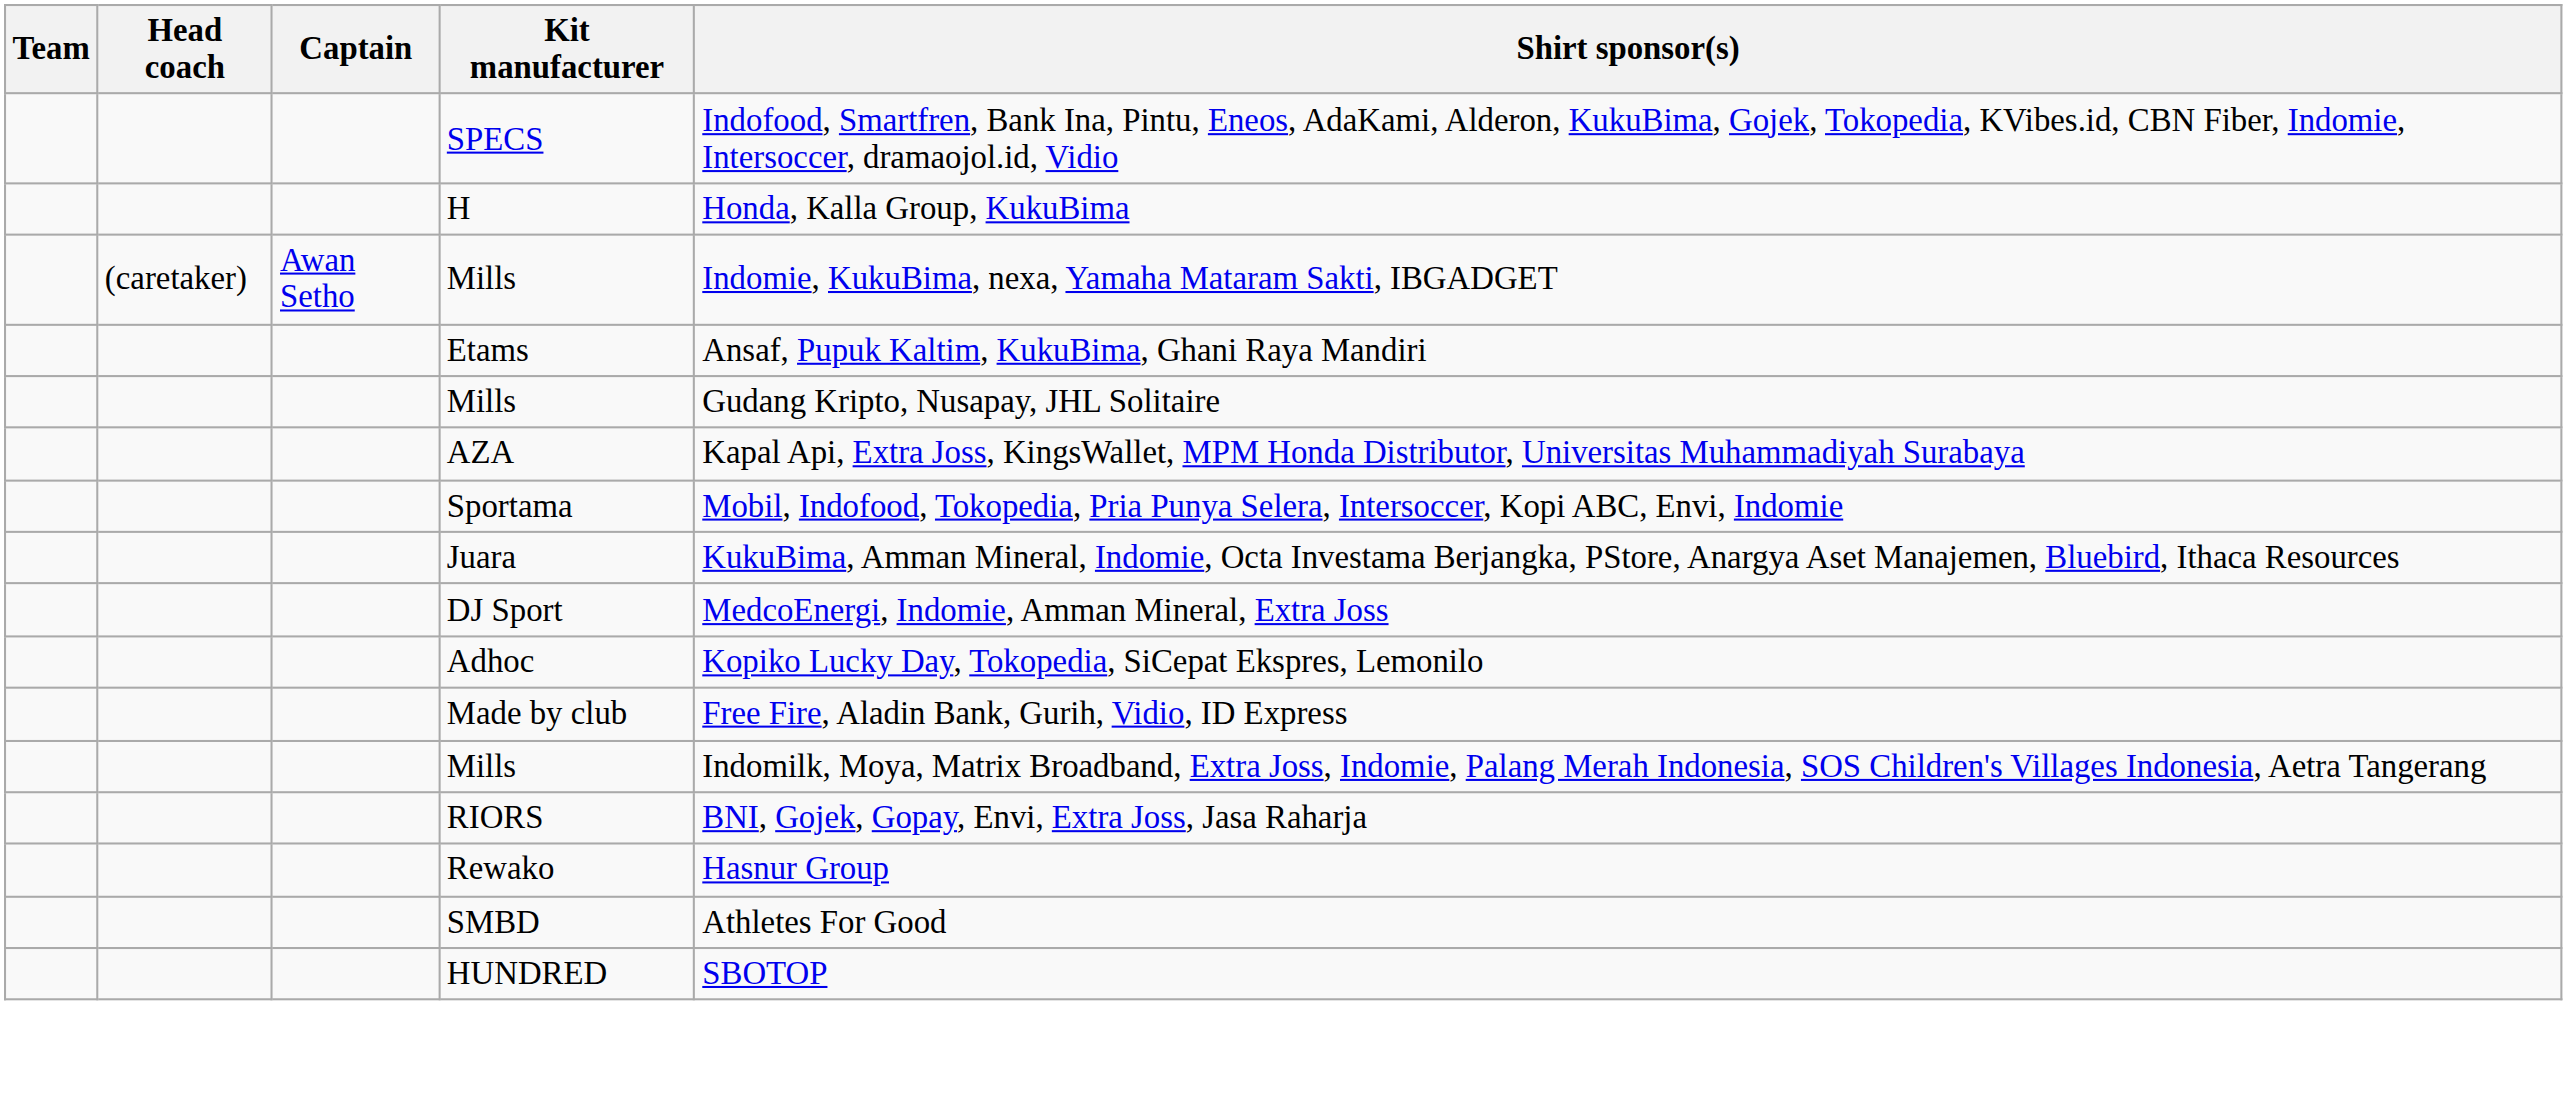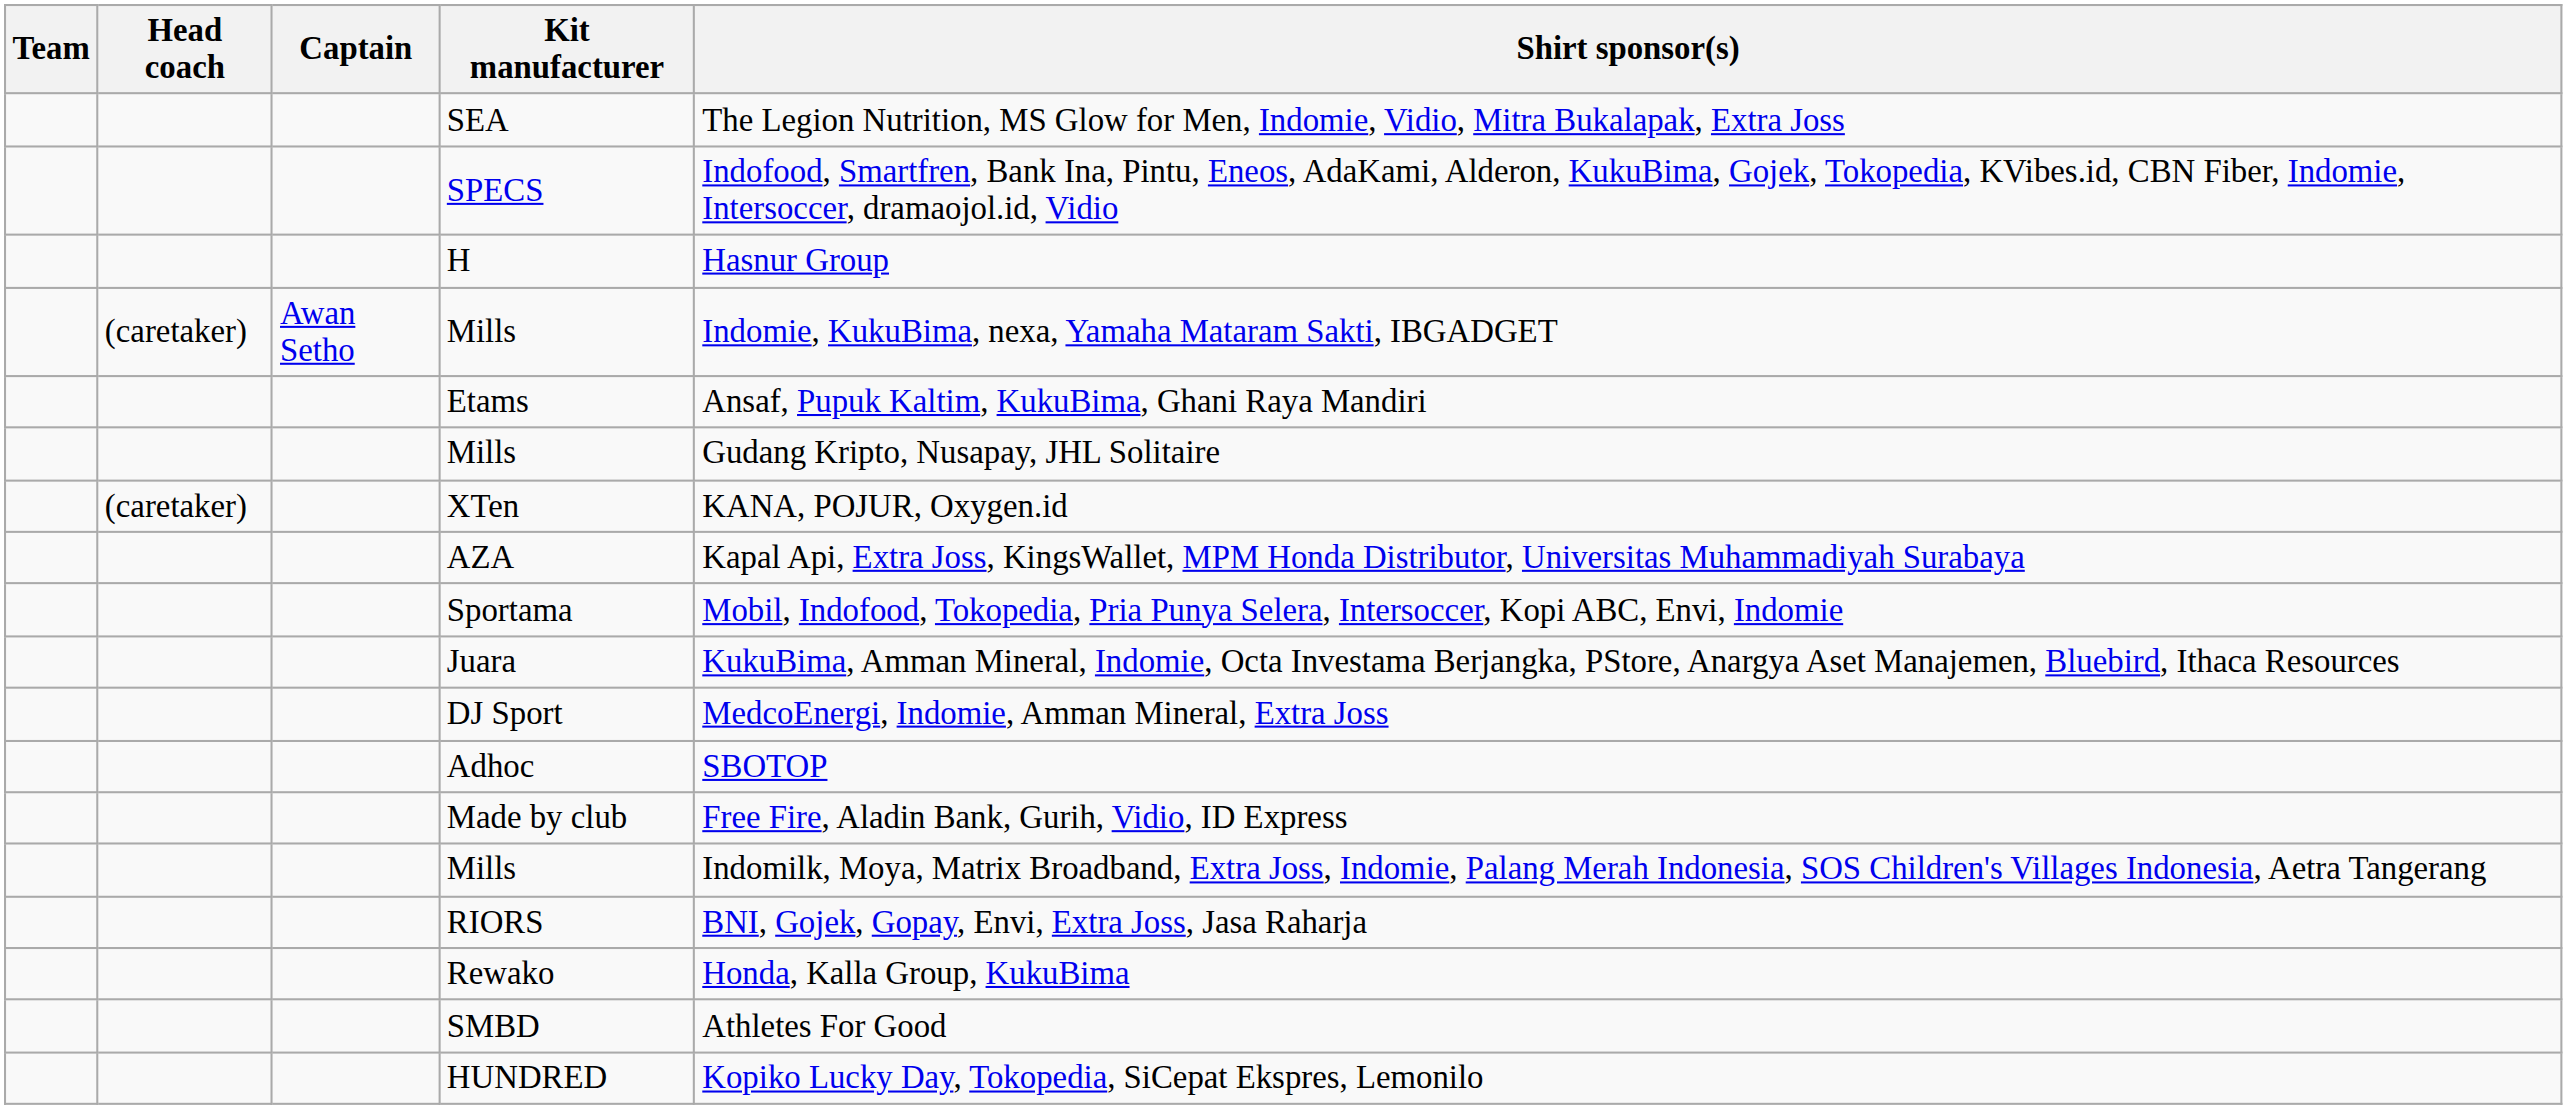+ row: (185, 120)
(916, 208) Honda, Kalla Group, KukuBima -> (796, 260) Hasnur Group
+ row: (176, 505)
(1093, 661) Kopiko Lucky Day, Tokopedia, SiCepat Ekspres, Lemonilo -> (765, 765) SBOTOP
(796, 869) Hasnur Group -> (916, 973) Honda, Kalla Group, KukuBima
(765, 973) SBOTOP -> (1093, 1077) Kopiko Lucky Day, Tokopedia, SiCepat Ekspres, Lemonilo
